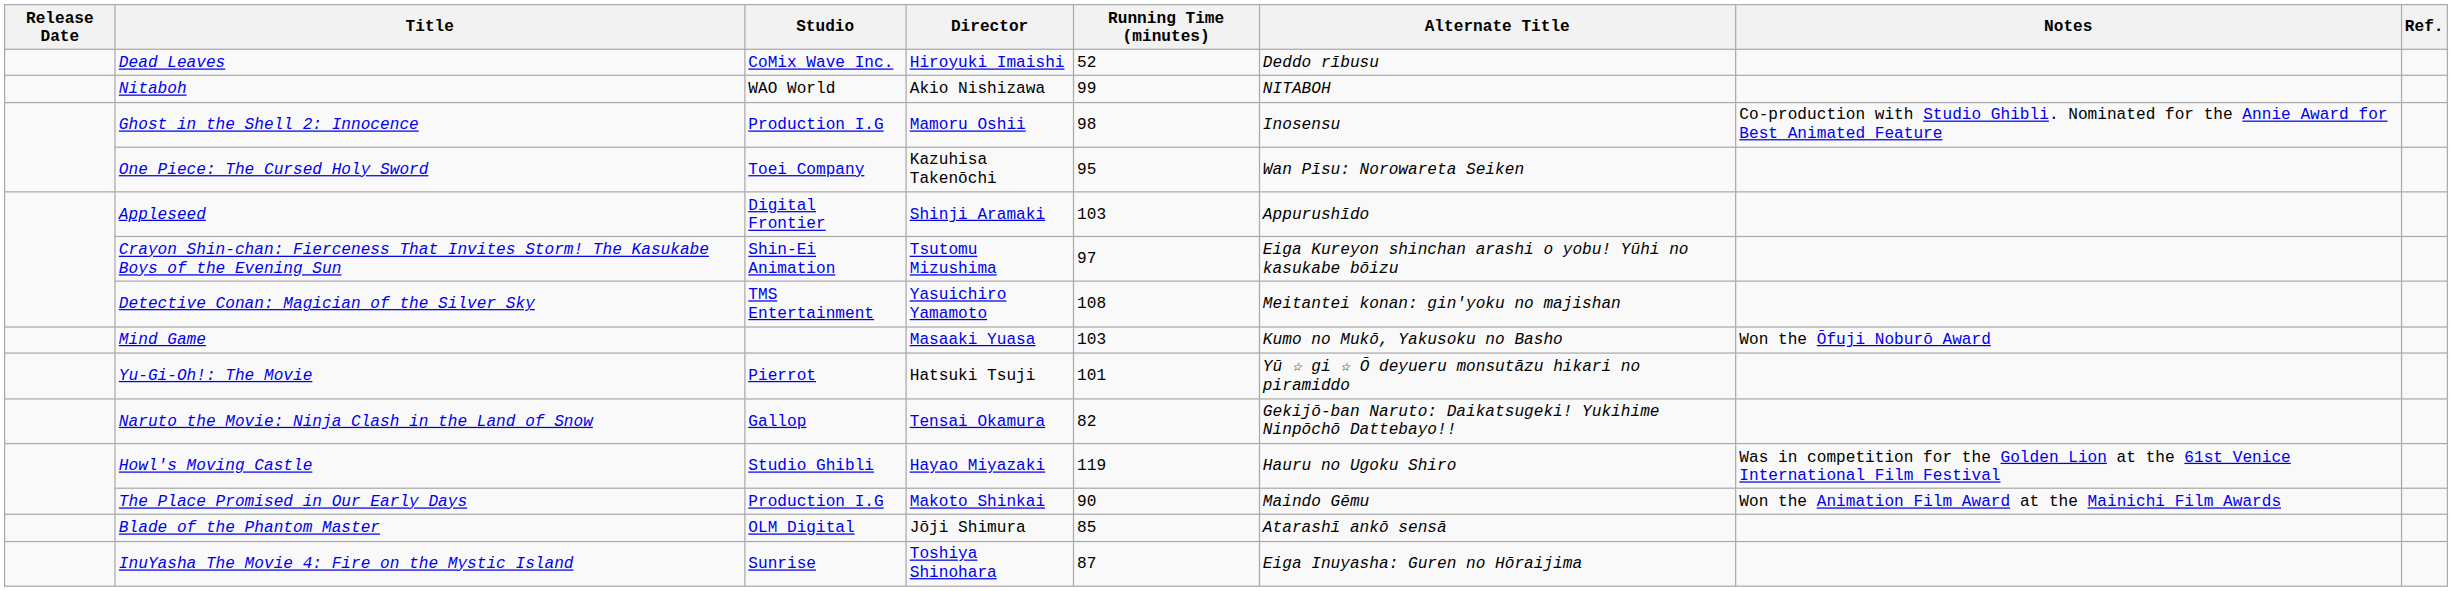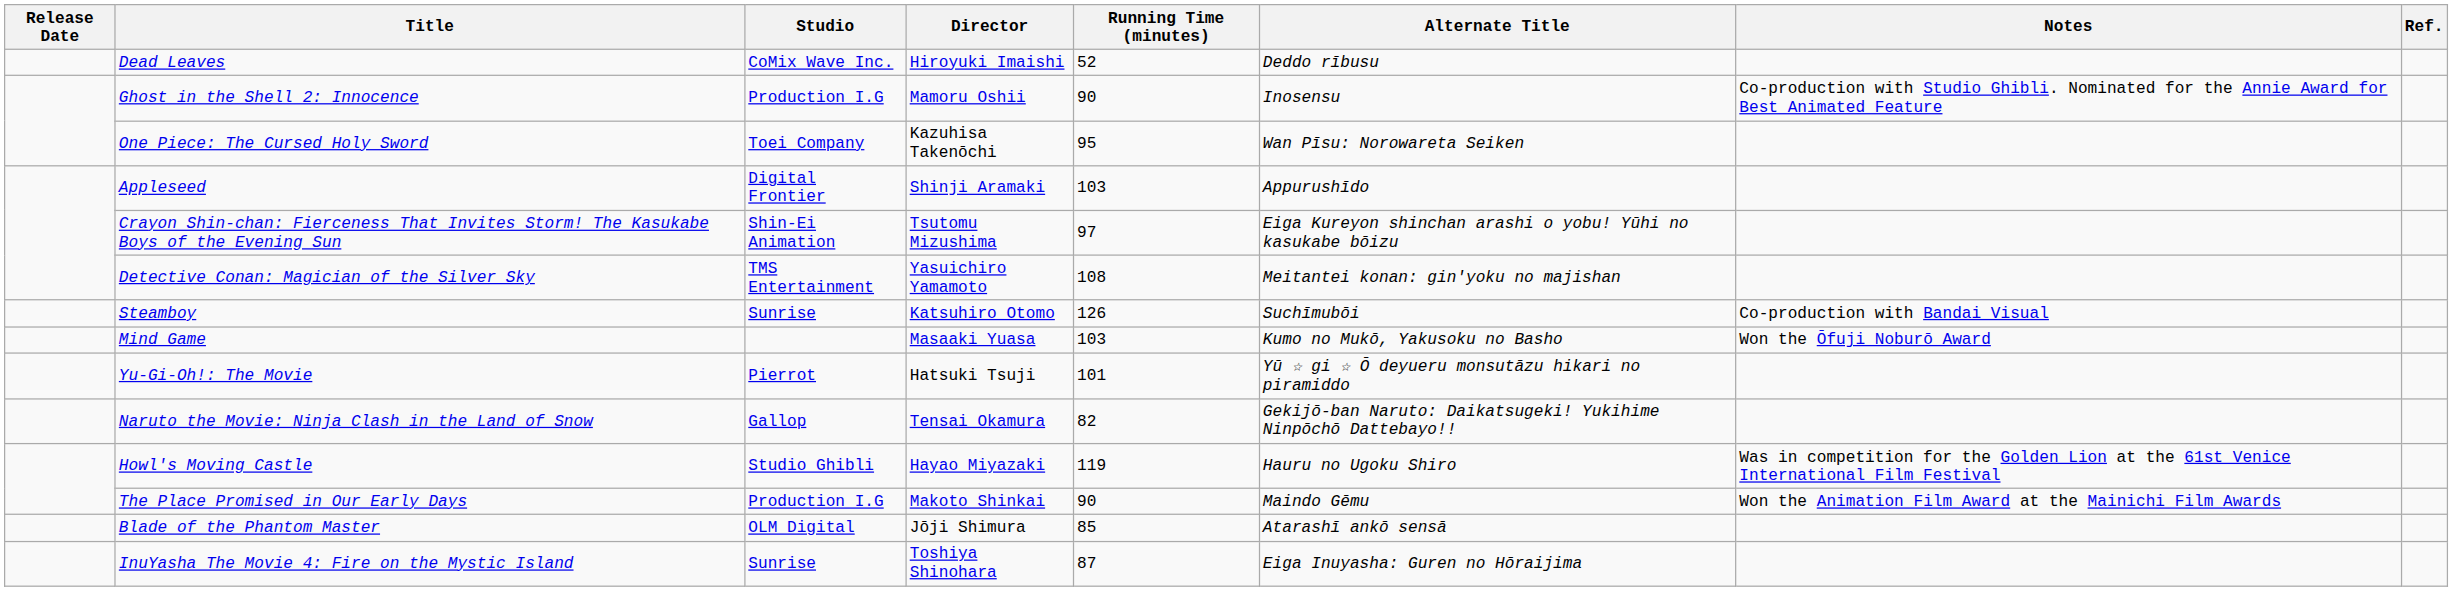- row: (153, 89)
(1087, 124) 98 -> (1087, 98) 90
+ row: (158, 313)
